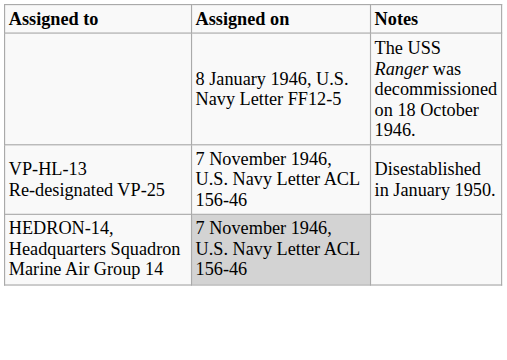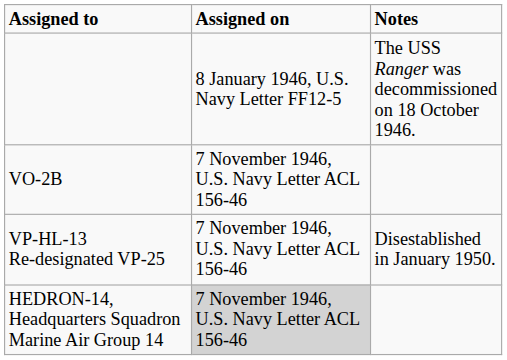+ row: (36, 179)
